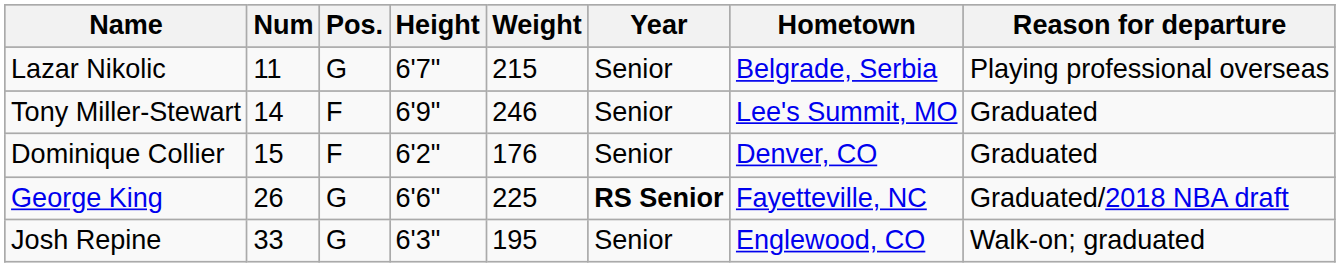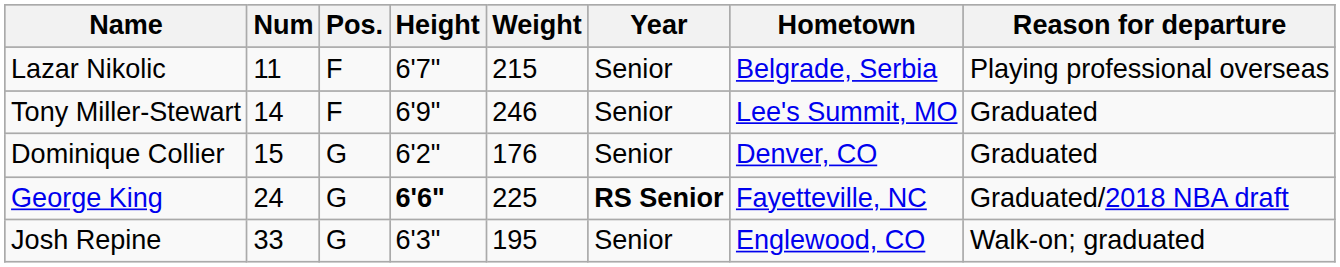(337, 68) G -> (334, 68) F
(334, 154) F -> (337, 154) G
(268, 197) 26 -> (268, 197) 24
(418, 197) normal -> (420, 197) bold
